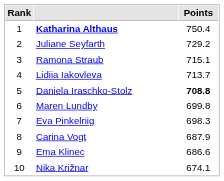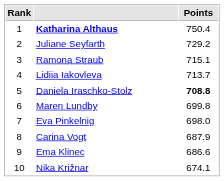(198, 121) 698.3 -> (198, 121) 698.0
